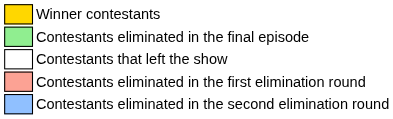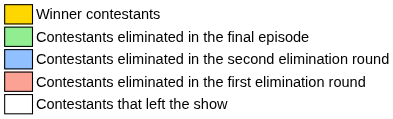rows swapped: (213, 104) <-> (132, 59)
